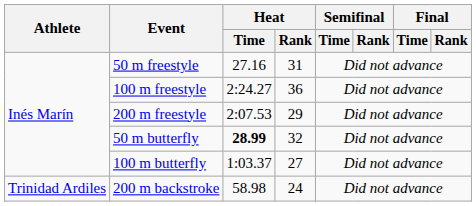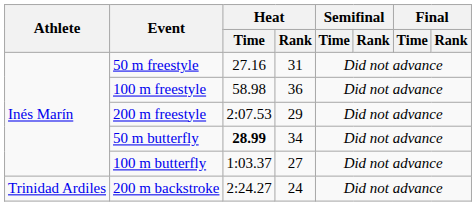(249, 90) 2:24.27 -> (249, 90) 58.98
(295, 139) 32 -> (295, 139) 34
(249, 188) 58.98 -> (249, 188) 2:24.27
